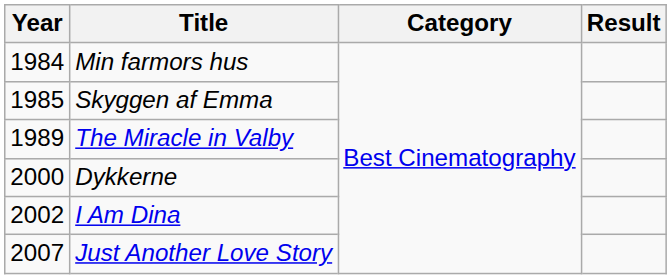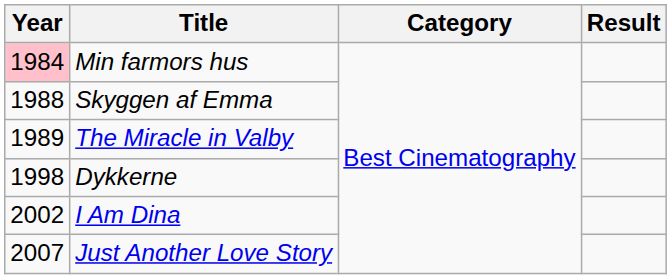(37, 61) no background -> (37, 61) pink background
(37, 100) 1985 -> (37, 100) 1988
(37, 176) 2000 -> (37, 176) 1998
